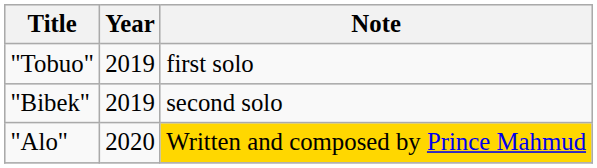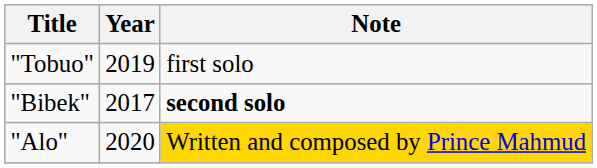(130, 102) 2019 -> (130, 102) 2017
(224, 102) normal -> (226, 102) bold
